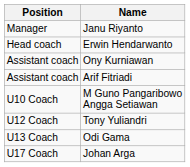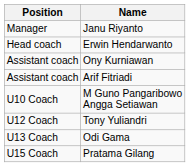+ row: (119, 154)
- row: (109, 154)
